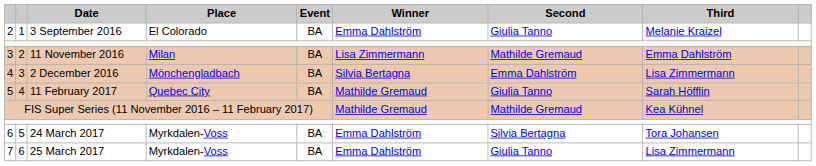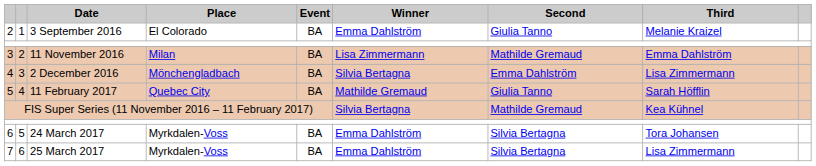(381, 109) Mathilde Gremaud -> (373, 109) Silvia Bertagna
(521, 151) Giulia Tanno -> (528, 151) Silvia Bertagna
